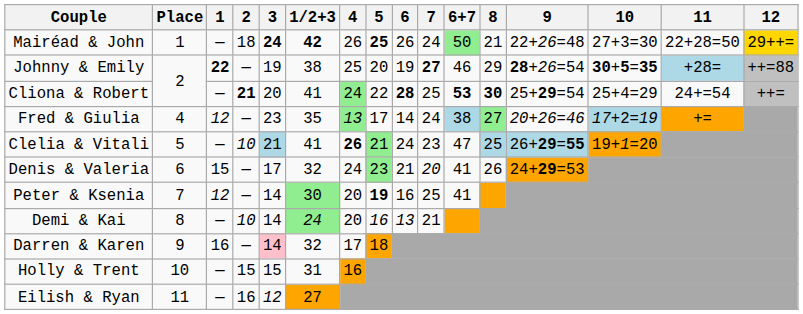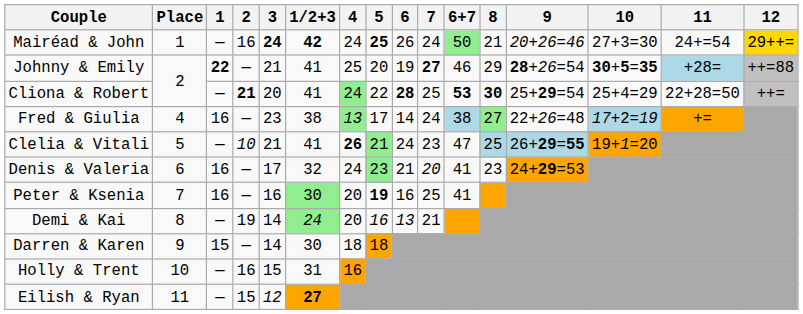(246, 43) 18 -> (246, 43) 16
(353, 43) 26 -> (353, 43) 24
(547, 43) 22+26=48 -> (547, 43) 20+26=46
(703, 43) 22+28=50 -> (703, 43) 24+=54
(272, 68) 19 -> (272, 68) 21
(313, 68) 38 -> (313, 68) 41
(703, 94) 24+=54 -> (703, 94) 22+28=50
(220, 119) 12 -> (220, 119) 16
(313, 119) 35 -> (313, 119) 38
(547, 119) 20+26=46 -> (547, 119) 22+26=48
(272, 144) lightblue background -> (272, 144) no background
(220, 170) 15 -> (220, 170) 16
(493, 170) 26 -> (493, 170) 23
(220, 195) 12 -> (220, 195) 16
(272, 195) 14 -> (272, 195) 16
(246, 221) 10 -> (246, 221) 19
(220, 246) 16 -> (220, 246) 15
(272, 246) pink background -> (272, 246) no background
(313, 246) 32 -> (313, 246) 30
(353, 246) 17 -> (353, 246) 18
(246, 272) 15 -> (246, 272) 16
(246, 297) 16 -> (246, 297) 15
(313, 297) normal -> (313, 297) bold
